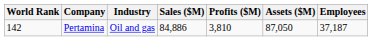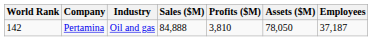(173, 28) 84,886 -> (173, 28) 84,888
(279, 28) 87,050 -> (279, 28) 78,050
